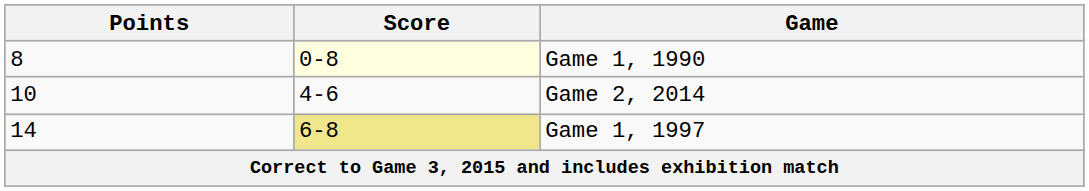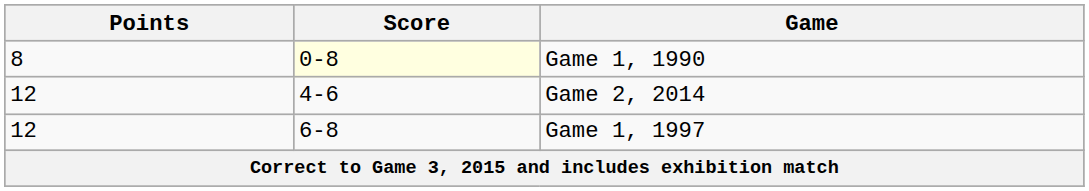(23, 95) 10 -> (23, 95) 12
(23, 132) 14 -> (23, 132) 12
(319, 132) khaki background -> (319, 132) no background
